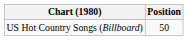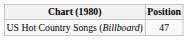(164, 27) 50 -> (164, 27) 47
